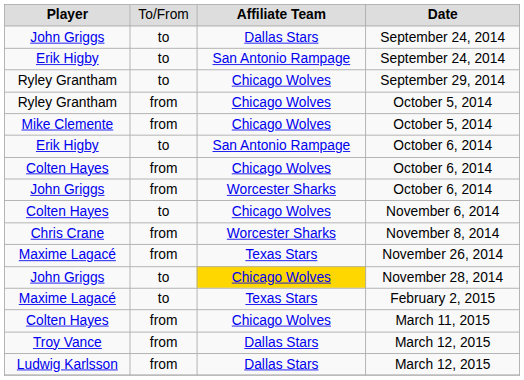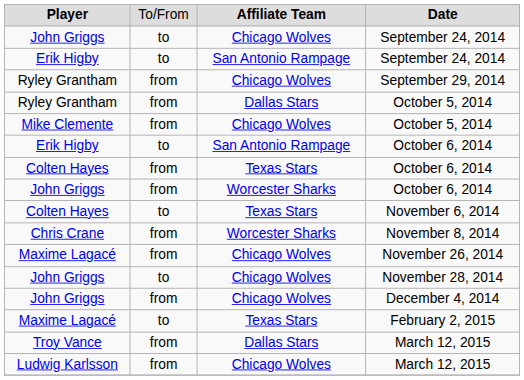(281, 37) Dallas Stars -> (281, 37) Chicago Wolves
(164, 80) to -> (164, 80) from
(281, 102) Chicago Wolves -> (281, 102) Dallas Stars
(281, 168) Chicago Wolves -> (281, 168) Texas Stars
(281, 211) Chicago Wolves -> (281, 211) Texas Stars
(281, 255) Texas Stars -> (281, 255) Chicago Wolves
(281, 277) gold background -> (281, 277) no background
+ row: (67, 299)
- row: (67, 320)
(281, 364) Dallas Stars -> (281, 364) Chicago Wolves
